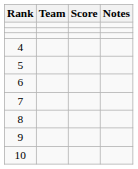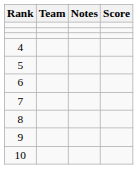columns swapped: (84, 13) <-> (116, 13)
